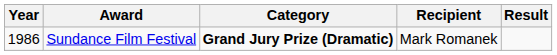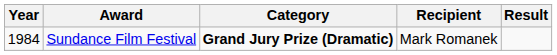(24, 38) 1986 -> (24, 38) 1984
